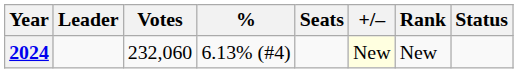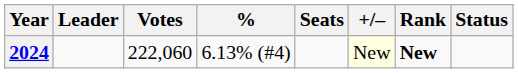(160, 51) 232,060 -> (160, 51) 222,060
(418, 51) normal -> (418, 51) bold
